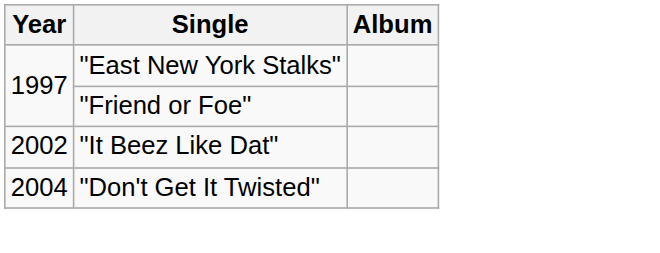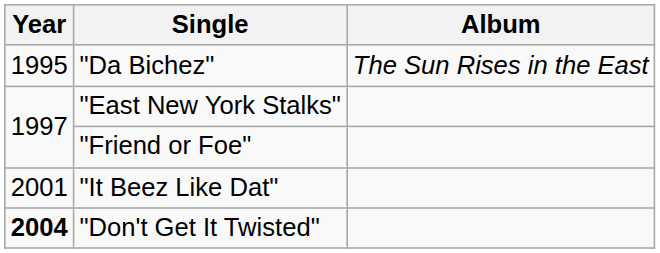+ row: (147, 65)
(39, 146) 2002 -> (39, 187) 2001
(39, 187) normal -> (39, 227) bold
